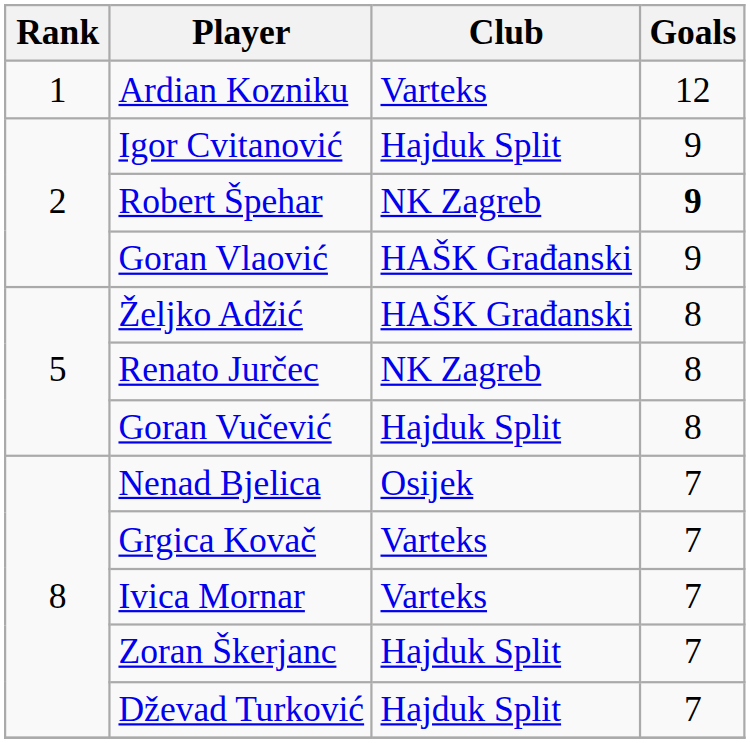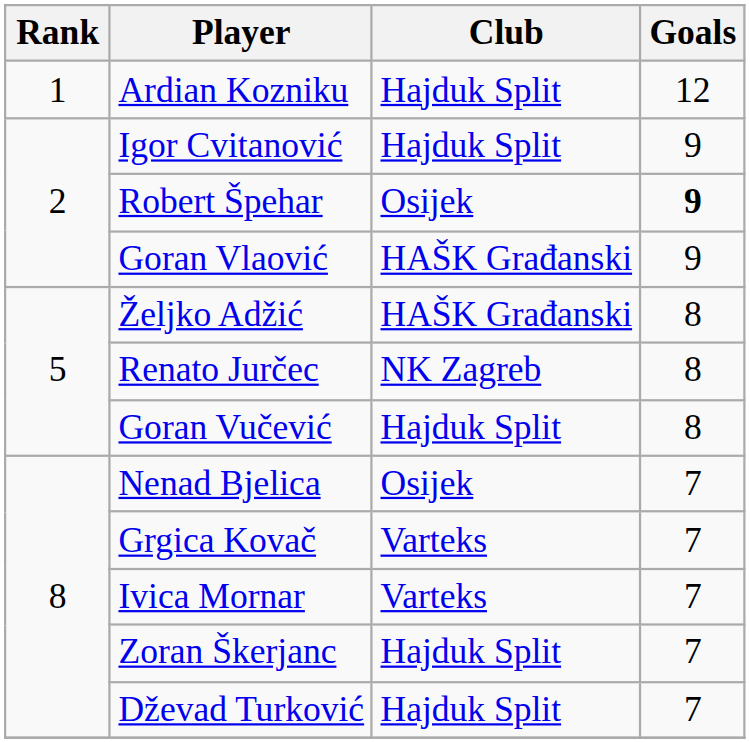(434, 88) Varteks -> (471, 88) Hajduk Split
(461, 201) NK Zagreb -> (427, 201) Osijek
